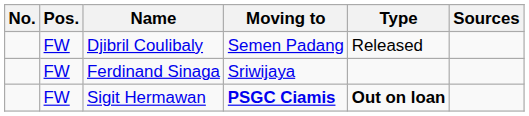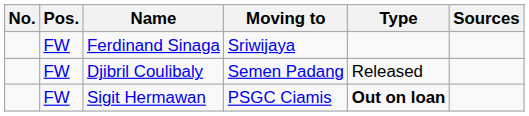rows swapped: (145, 45) <-> (153, 72)
(282, 98) bold -> (280, 98) normal
